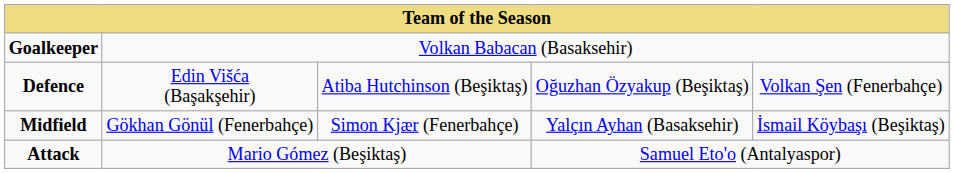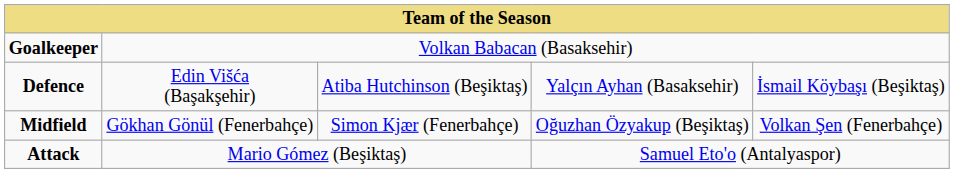(642, 86) Oğuzhan Özyakup (Beşiktaş) -> (642, 86) Yalçın Ayhan (Basaksehir)
(851, 86) Volkan Şen (Fenerbahçe) -> (851, 86) İsmail Köybaşı (Beşiktaş)
(642, 125) Yalçın Ayhan (Basaksehir) -> (642, 125) Oğuzhan Özyakup (Beşiktaş)
(851, 125) İsmail Köybaşı (Beşiktaş) -> (851, 125) Volkan Şen (Fenerbahçe)
